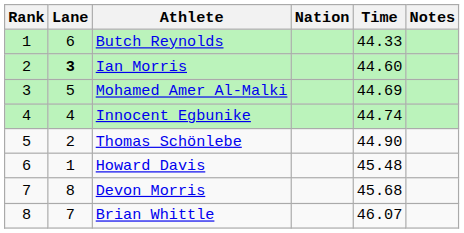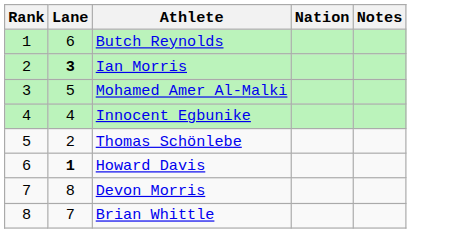- column: (379, 17)
(70, 166) normal -> (70, 166) bold
